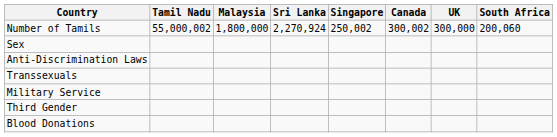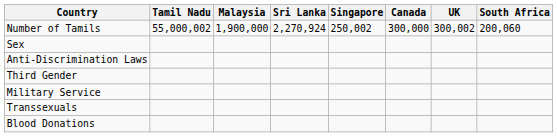(242, 28) 1,800,000 -> (242, 28) 1,900,000
(409, 28) 300,002 -> (409, 28) 300,000
(454, 28) 300,000 -> (454, 28) 300,002
rows swapped: (42, 76) <-> (42, 108)
